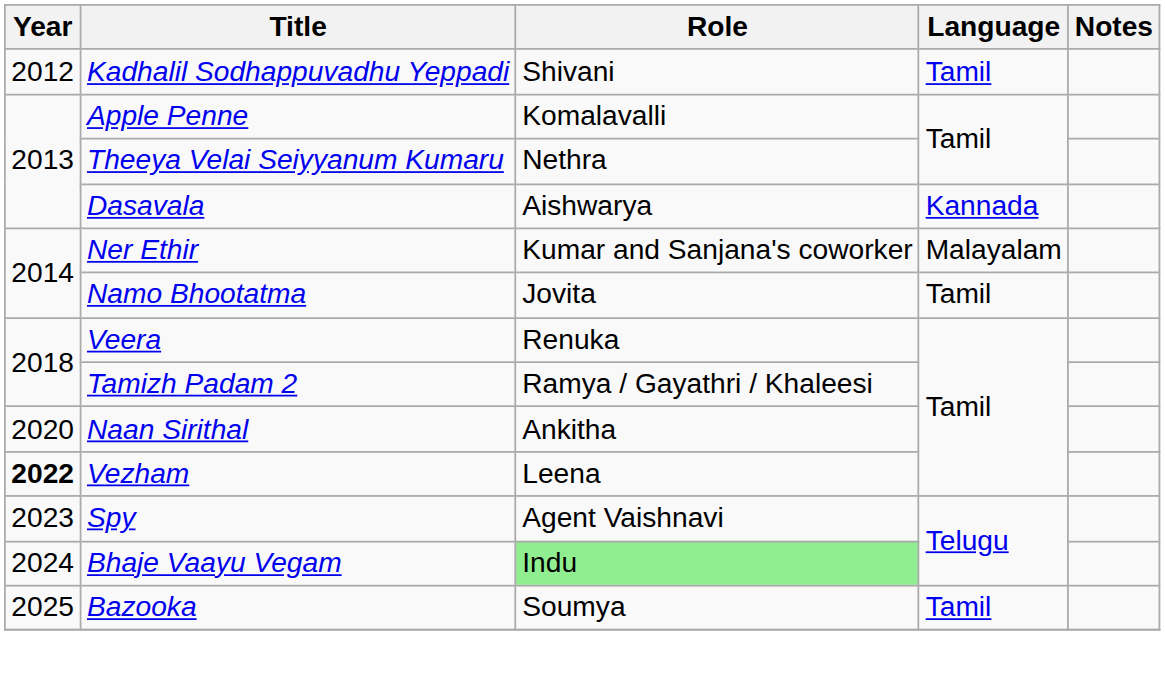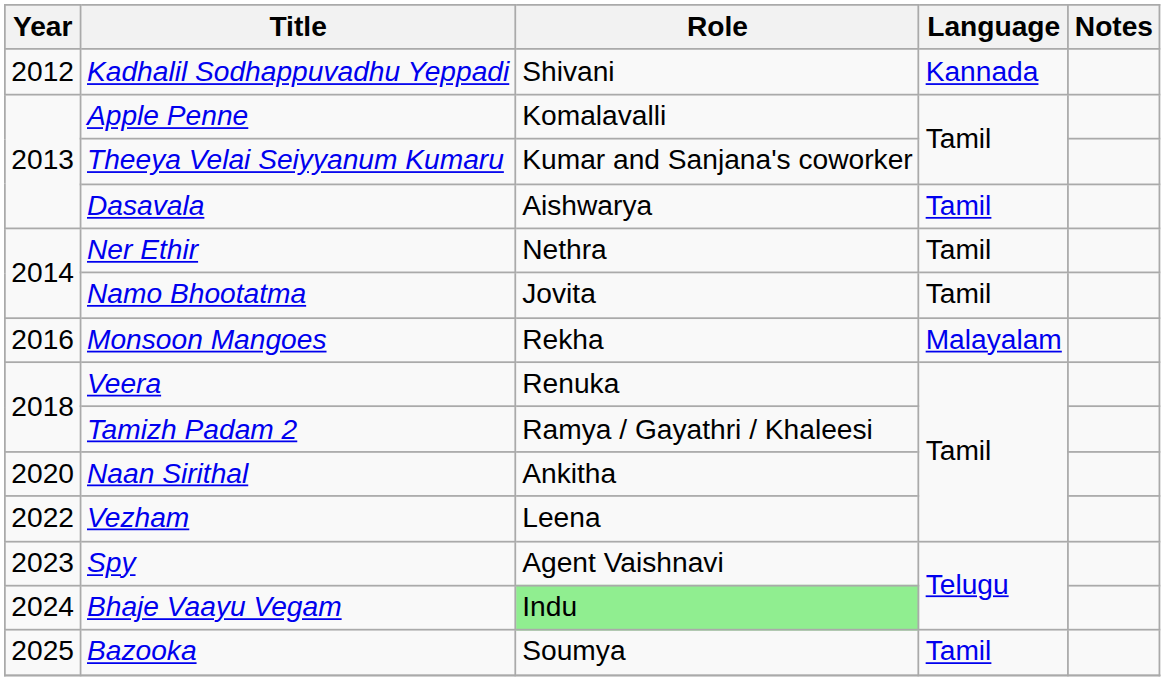(959, 71) Tamil -> (982, 71) Kannada
(565, 160) Nethra -> (717, 160) Kumar and Sanjana's coworker
(982, 205) Kannada -> (959, 205) Tamil
(717, 250) Kumar and Sanjana's coworker -> (565, 250) Nethra
(994, 250) Malayalam -> (959, 250) Tamil
+ row: (207, 339)
(43, 473) bold -> (43, 518) normal
